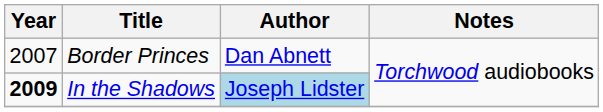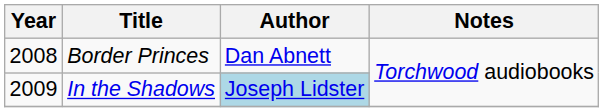(33, 55) 2007 -> (33, 55) 2008
(33, 89) bold -> (33, 89) normal
